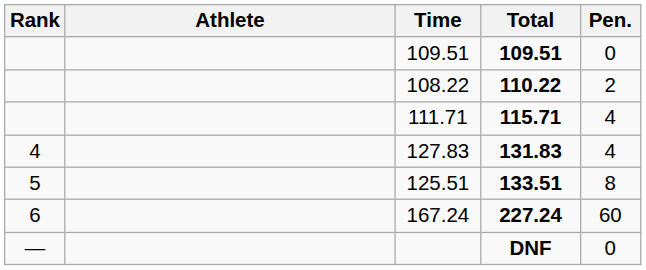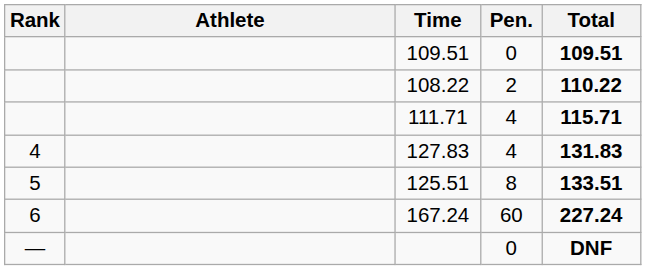columns swapped: (610, 20) <-> (530, 20)
